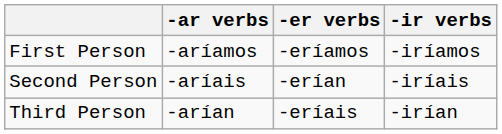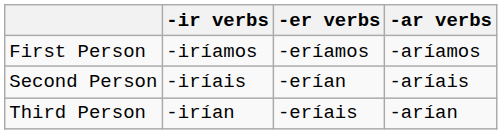columns swapped: (218, 20) <-> (441, 20)
